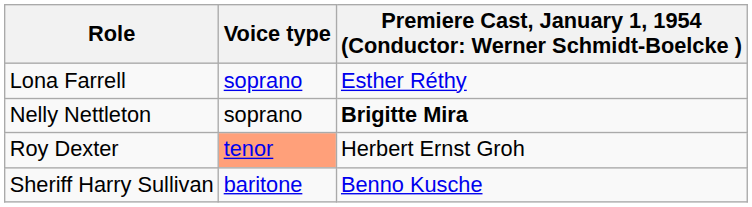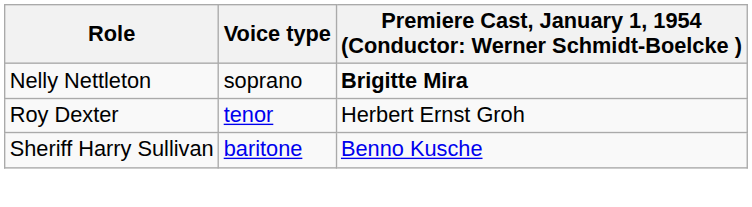- row: (68, 80)
(249, 149) lightsalmon background -> (249, 115) no background
